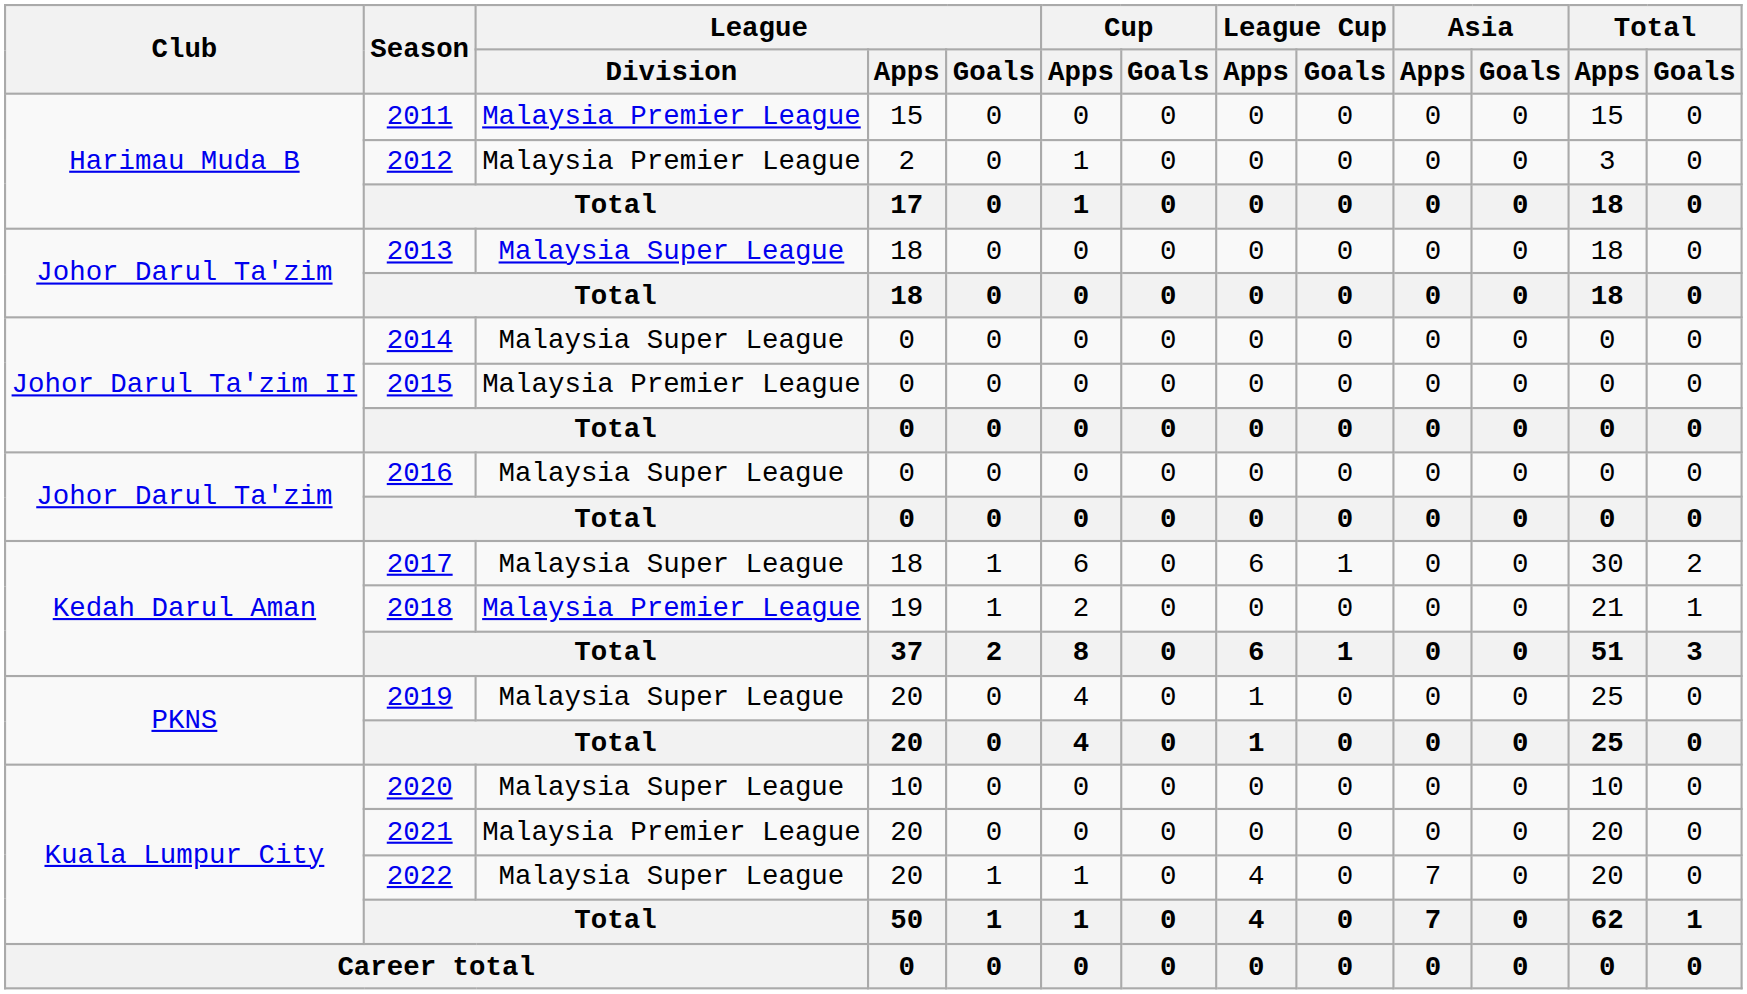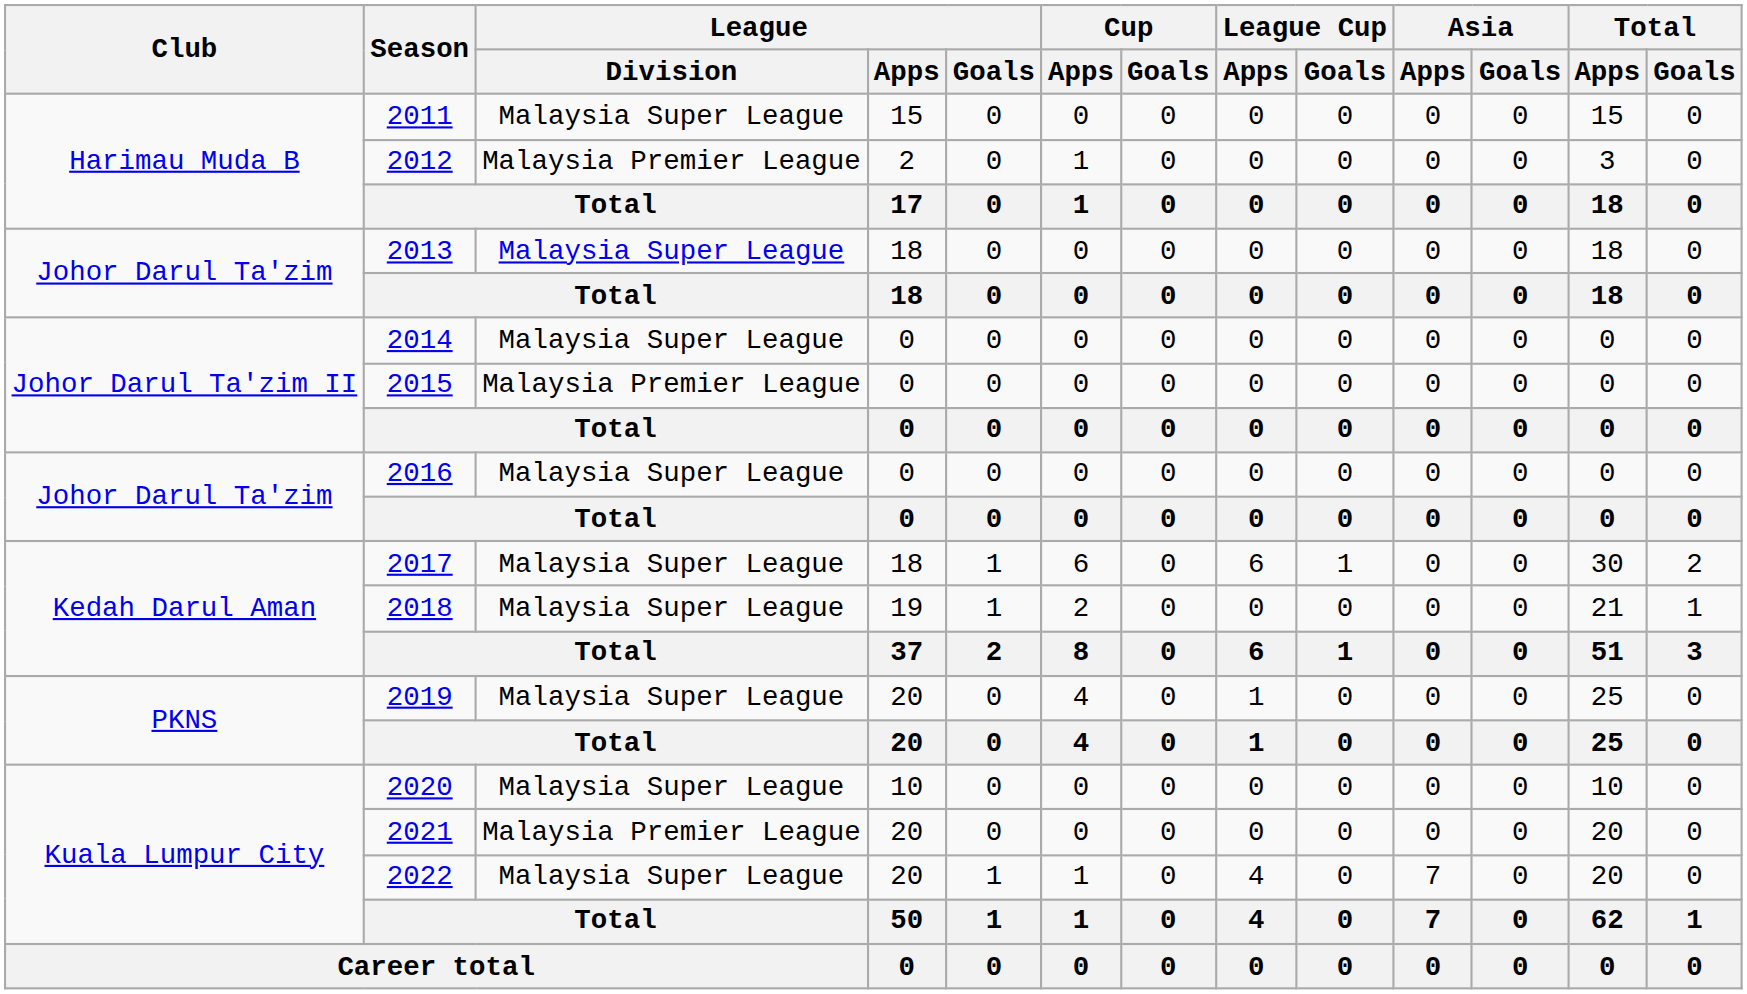(671, 117) Malaysia Premier League -> (671, 117) Malaysia Super League
(671, 609) Malaysia Premier League -> (671, 609) Malaysia Super League
